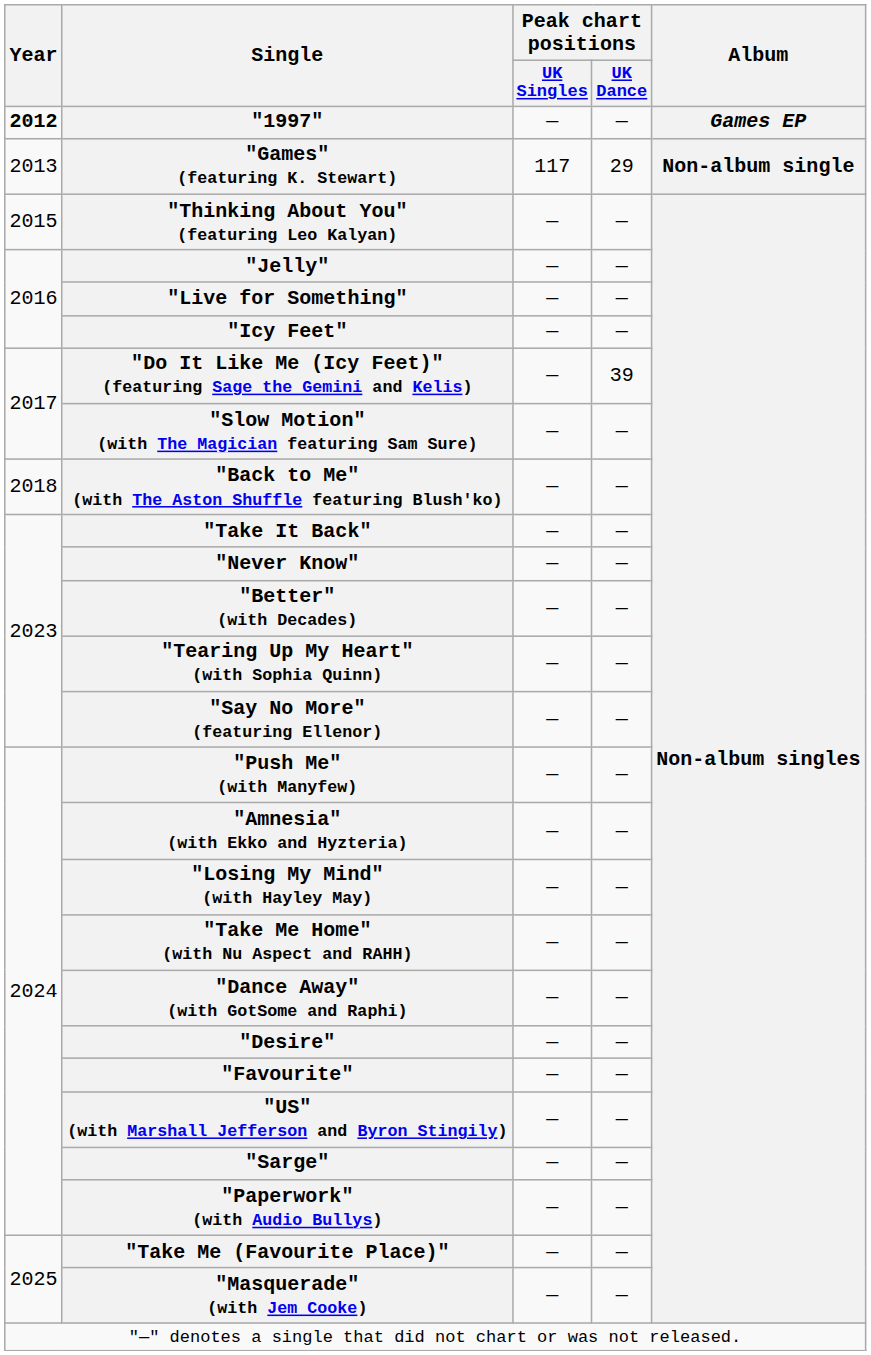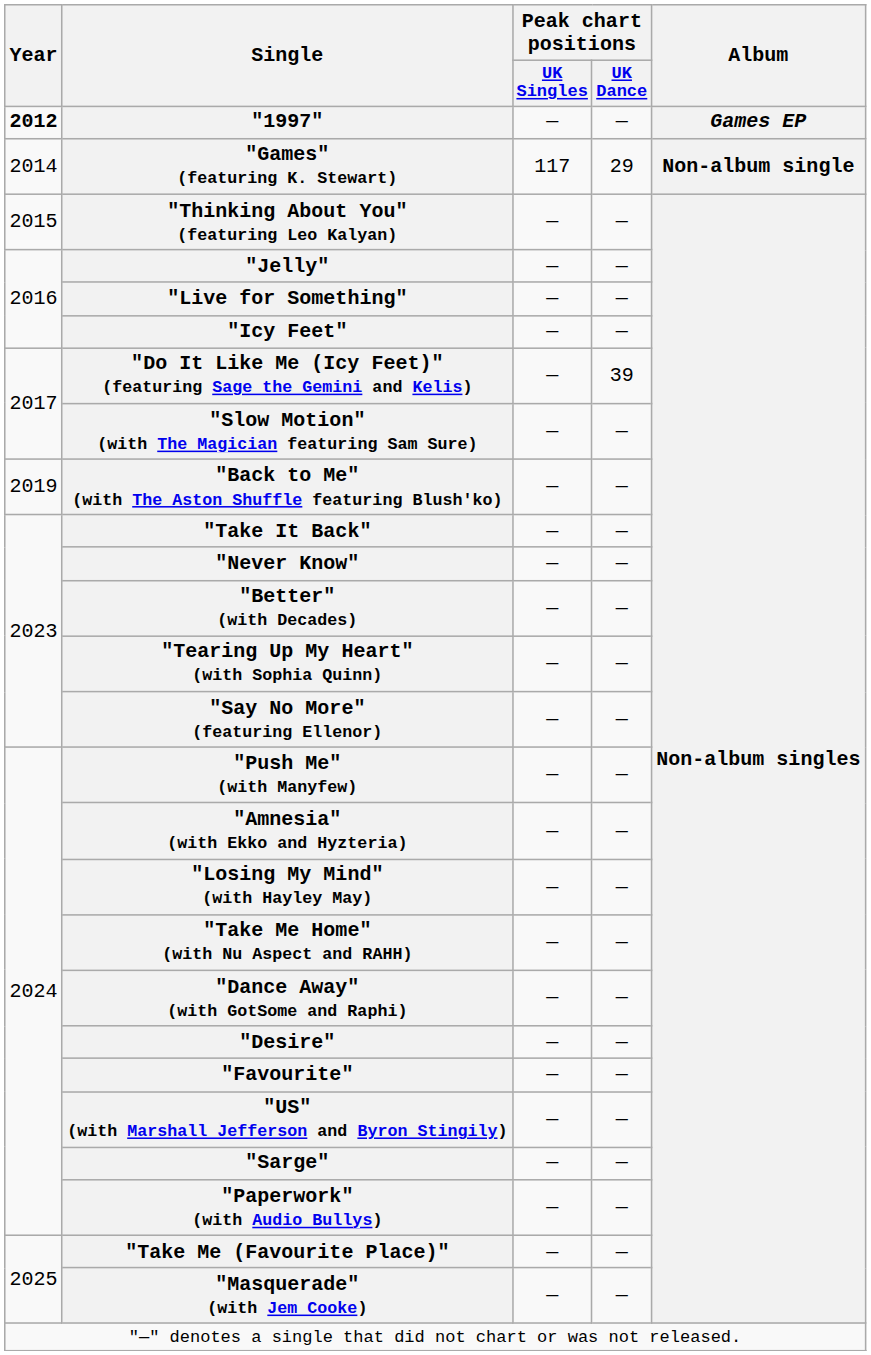(34, 166) 2013 -> (34, 166) 2014
(34, 487) 2018 -> (34, 487) 2019
